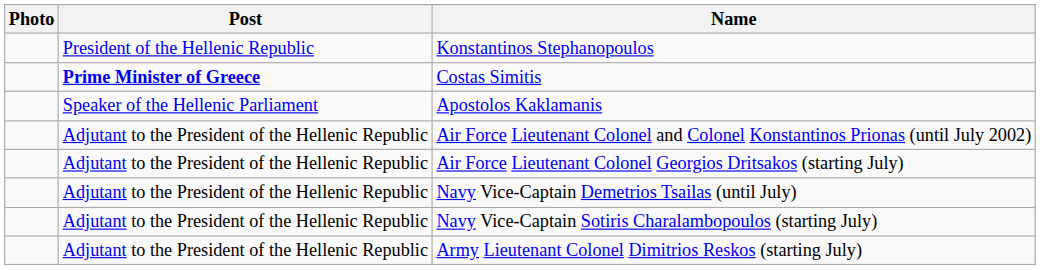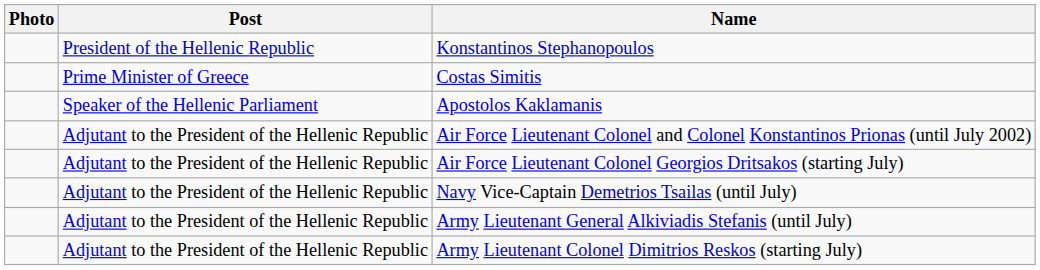(161, 76) bold -> (156, 76) normal
- row: (657, 221)
+ row: (644, 221)
